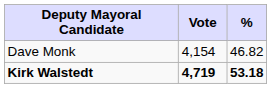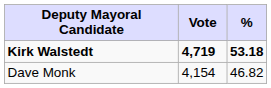rows swapped: (50, 72) <-> (42, 51)
